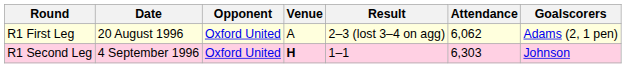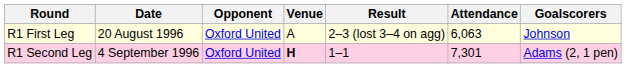(466, 33) 6,062 -> (466, 33) 6,063
(571, 33) Adams (2, 1 pen) -> (547, 33) Johnson
(466, 53) 6,303 -> (466, 53) 7,301
(547, 53) Johnson -> (571, 53) Adams (2, 1 pen)
